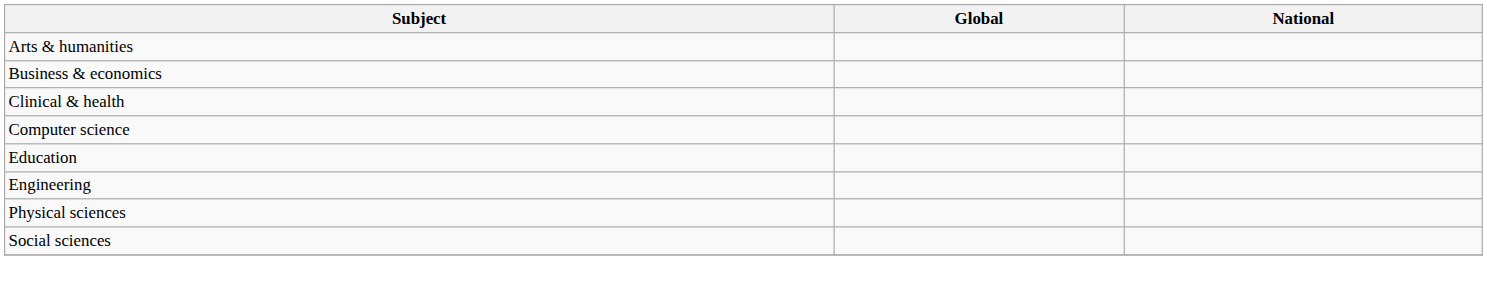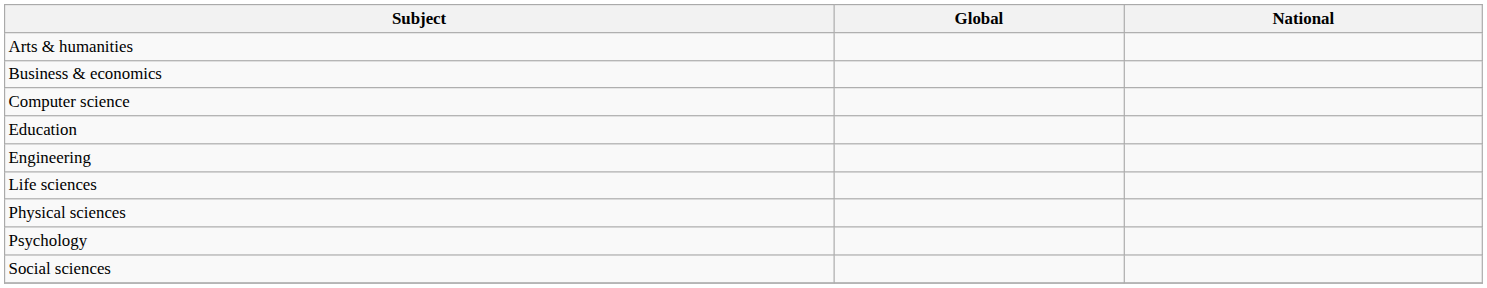- row: (67, 102)
+ row: (53, 185)
+ row: (48, 241)
